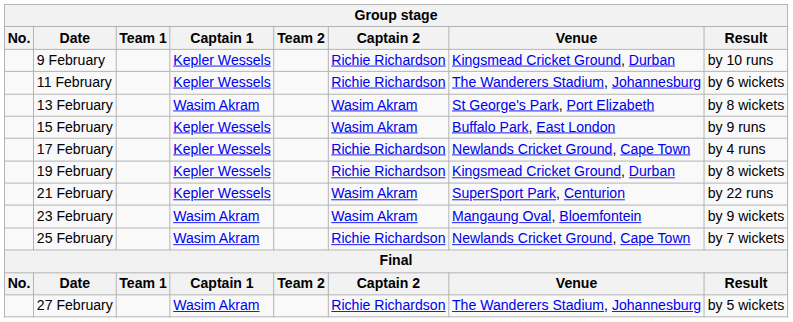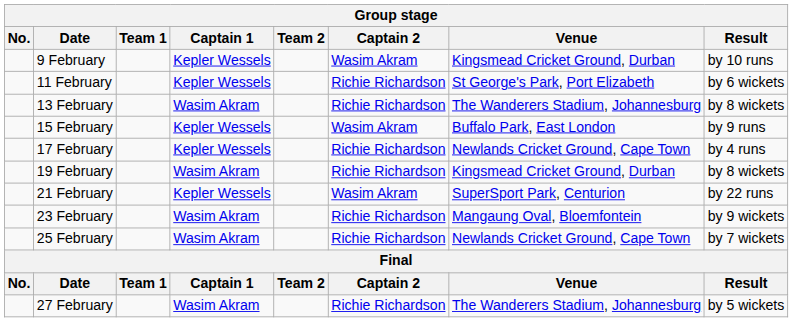(388, 60) Richie Richardson -> (374, 60) Wasim Akram
(577, 82) The Wanderers Stadium, Johannesburg -> (553, 82) St George's Park, Port Elizabeth
(374, 104) Wasim Akram -> (388, 104) Richie Richardson
(553, 104) St George's Park, Port Elizabeth -> (577, 104) The Wanderers Stadium, Johannesburg
(222, 171) Kepler Wessels -> (216, 171) Wasim Akram
(374, 216) Wasim Akram -> (388, 216) Richie Richardson
